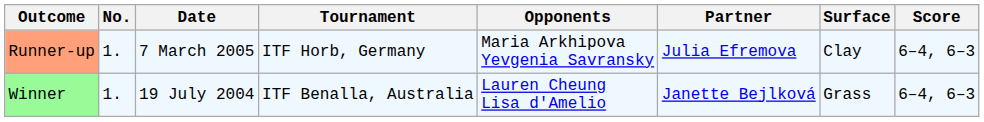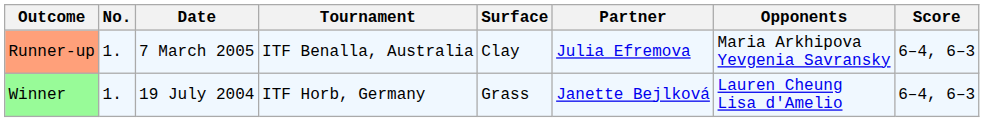columns swapped: (857, 17) <-> (568, 17)
(344, 51) ITF Horb, Germany -> (368, 51) ITF Benalla, Australia
(368, 95) ITF Benalla, Australia -> (344, 95) ITF Horb, Germany
